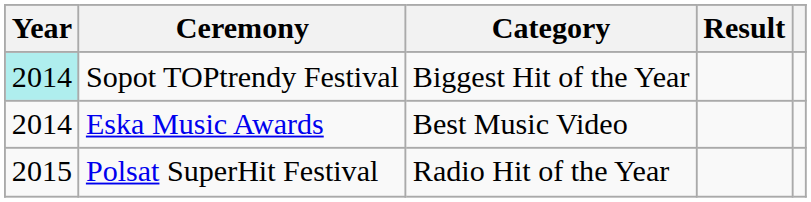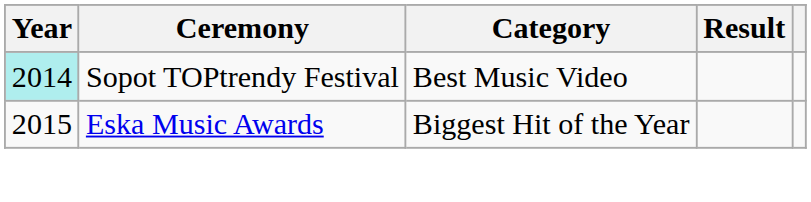(551, 76) Biggest Hit of the Year -> (520, 76) Best Music Video
(42, 123) 2014 -> (42, 123) 2015
(520, 123) Best Music Video -> (551, 123) Biggest Hit of the Year
- row: (232, 171)
